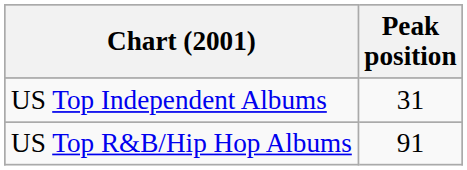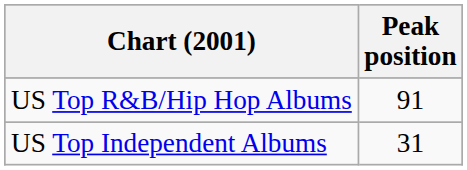rows swapped: (181, 142) <-> (169, 99)
